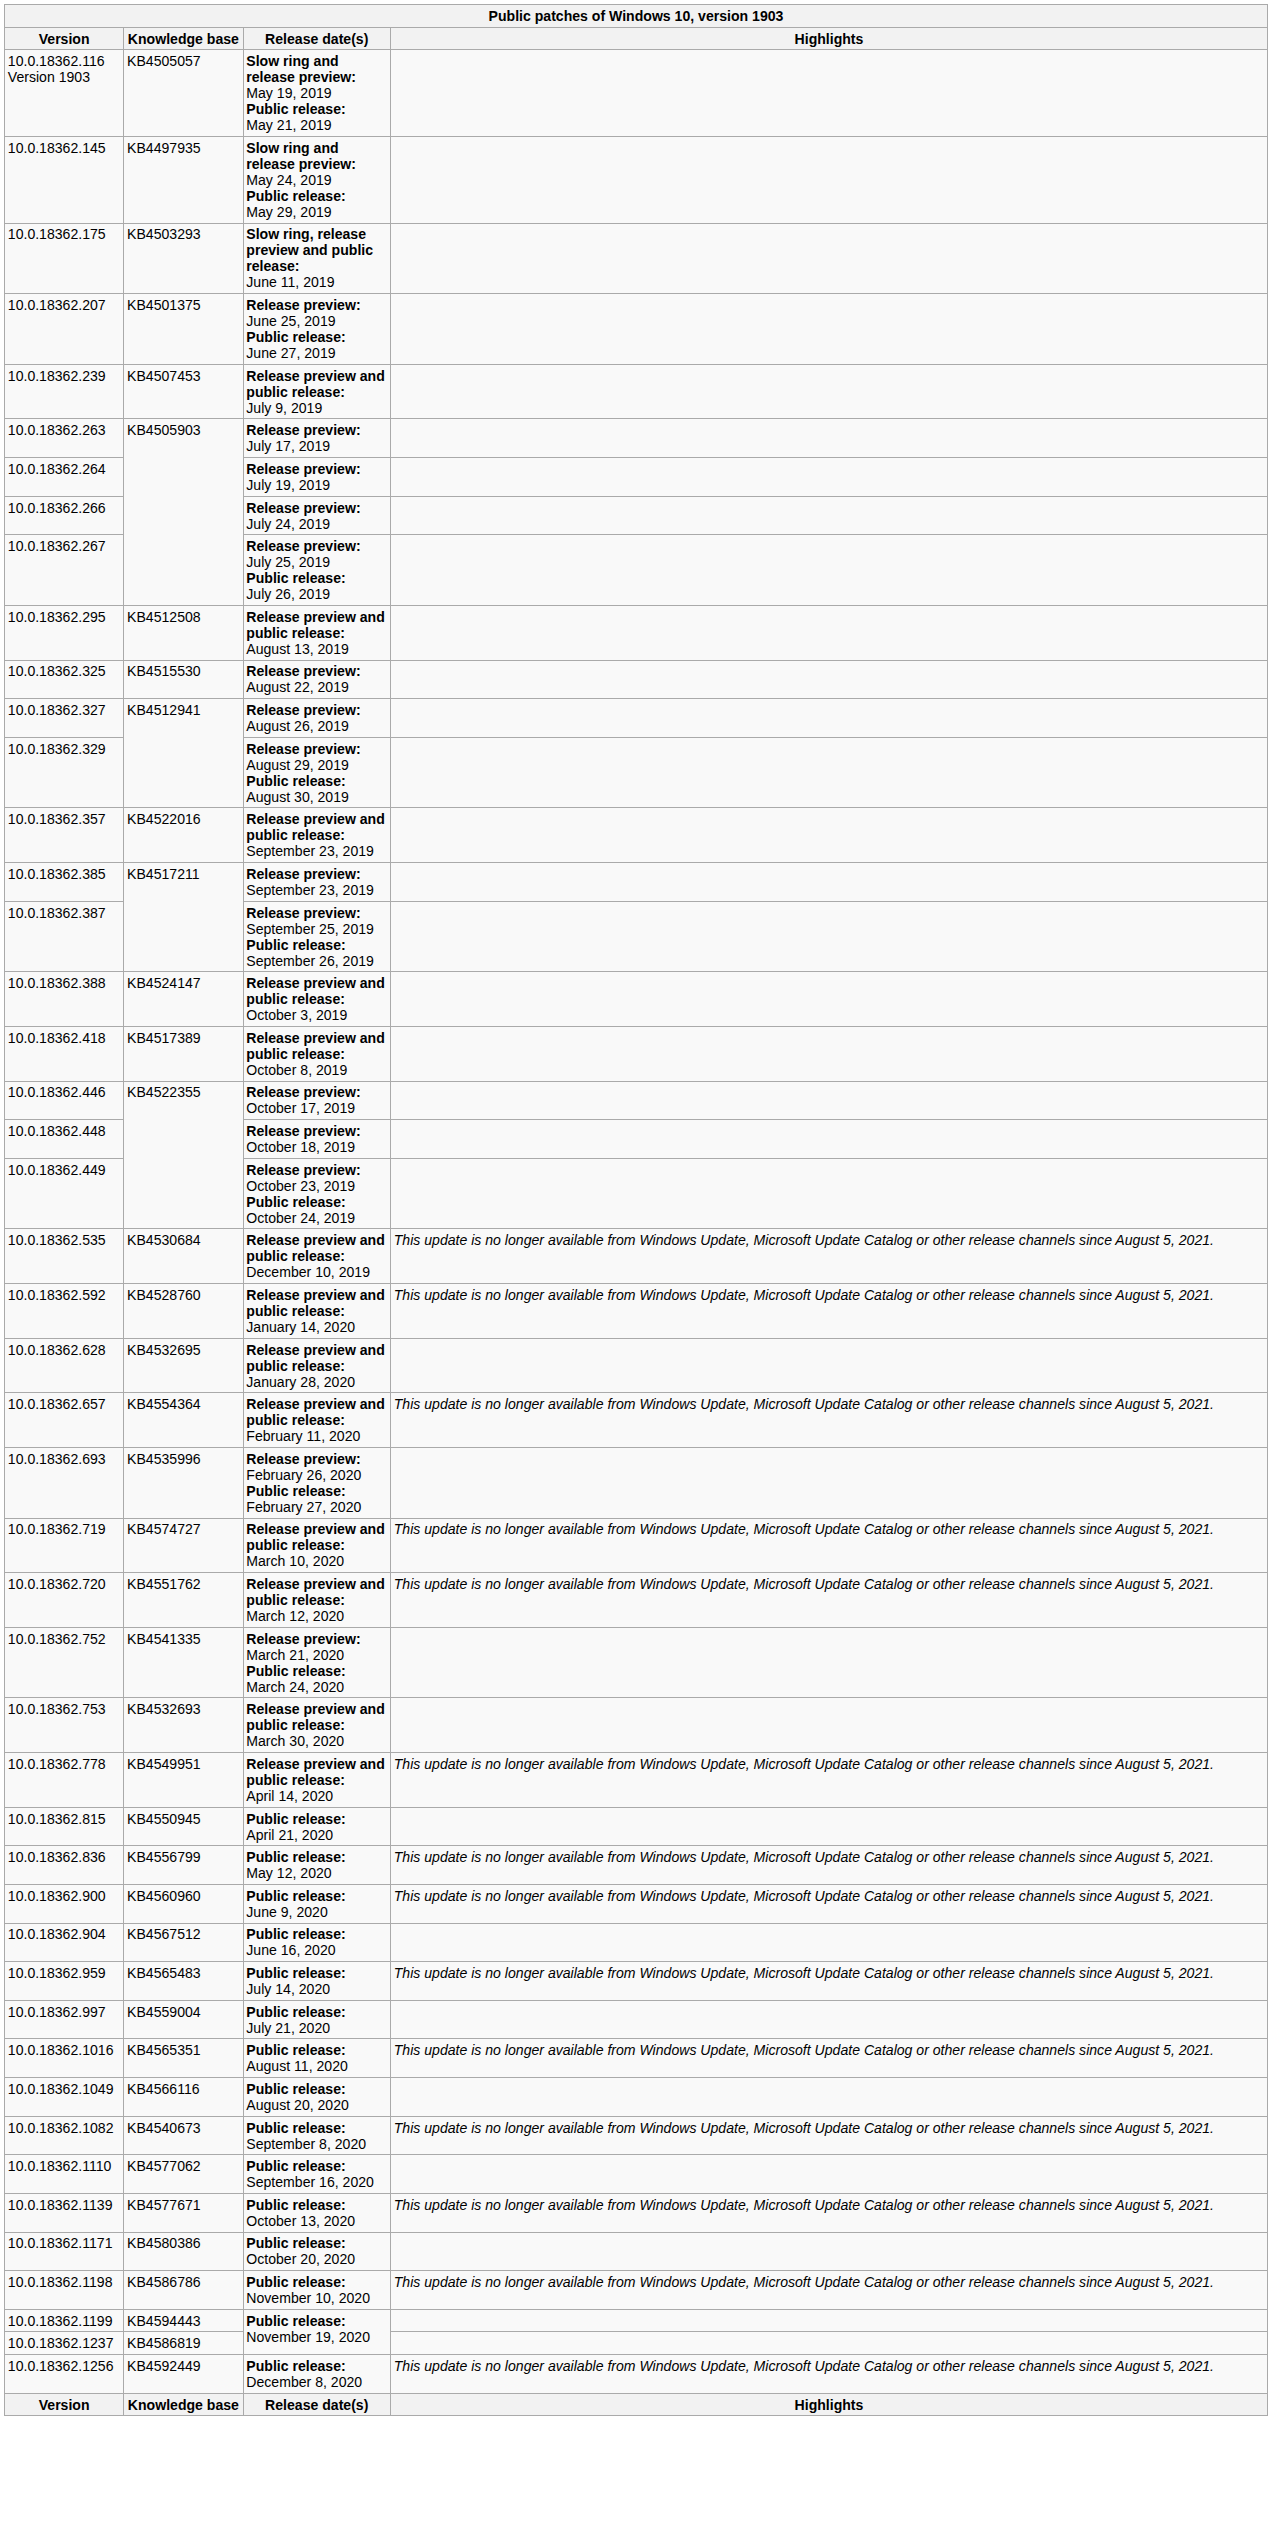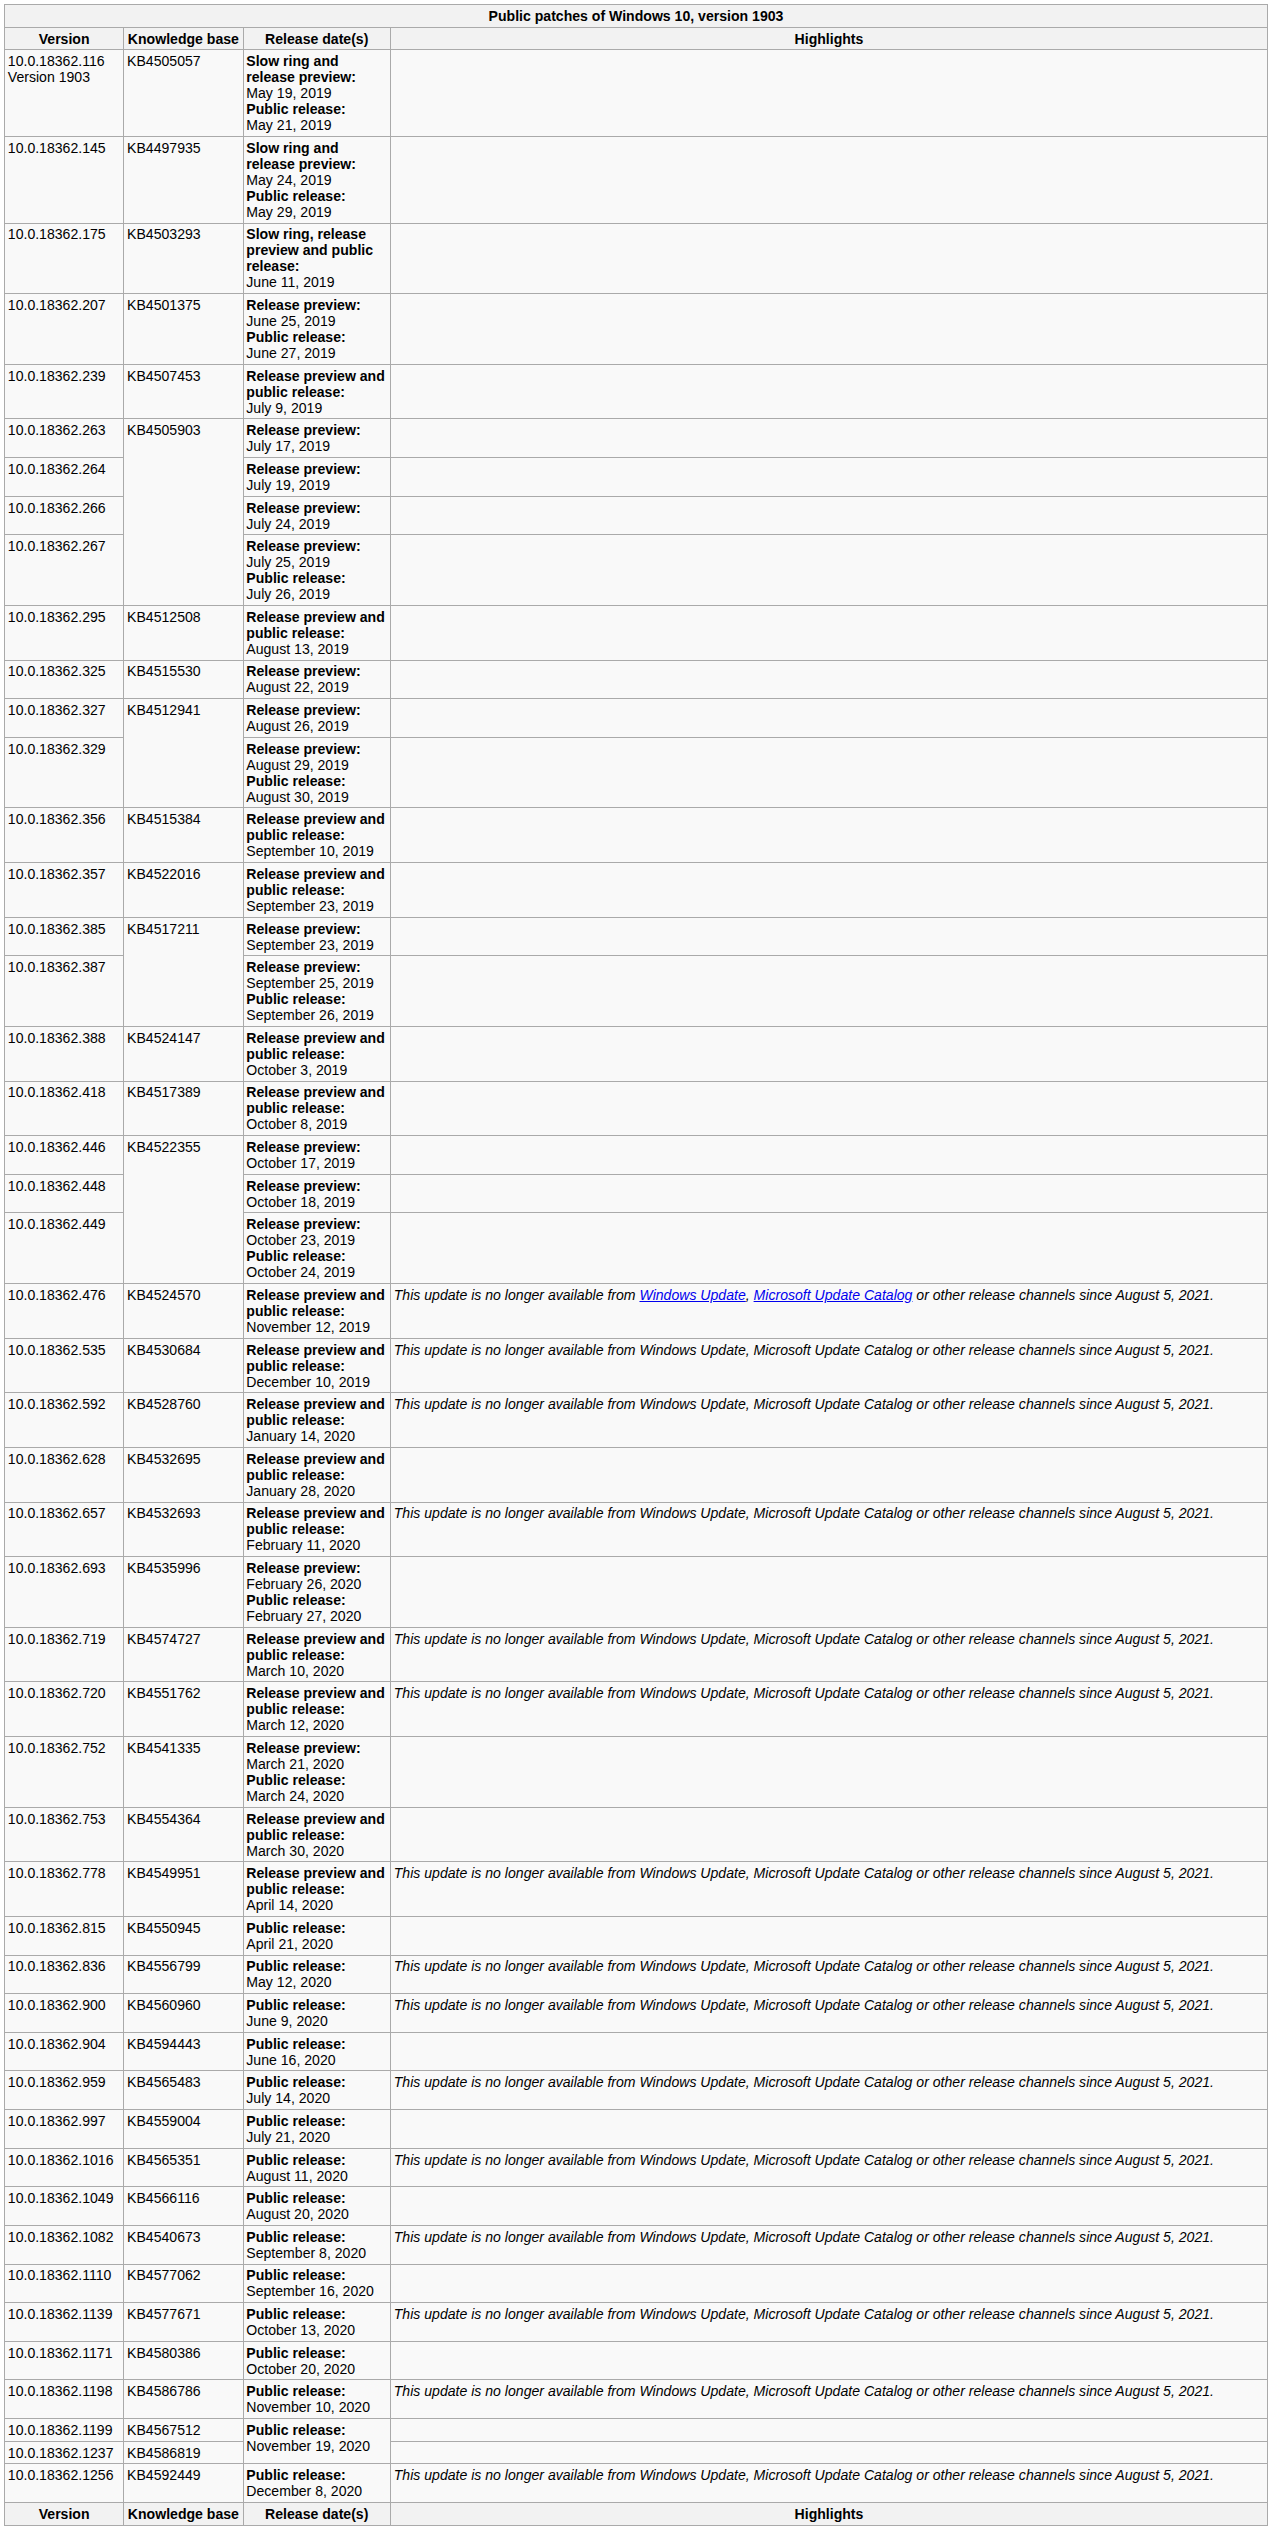+ row: (57, 819)
+ row: (57, 1295)
(164, 1404) KB4554364 -> (164, 1513) KB4532693
(164, 1709) KB4532693 -> (164, 1819) KB4554364
(164, 1934) KB4567512 -> (164, 2044) KB4594443
(164, 2321) KB4594443 -> (164, 2430) KB4567512
